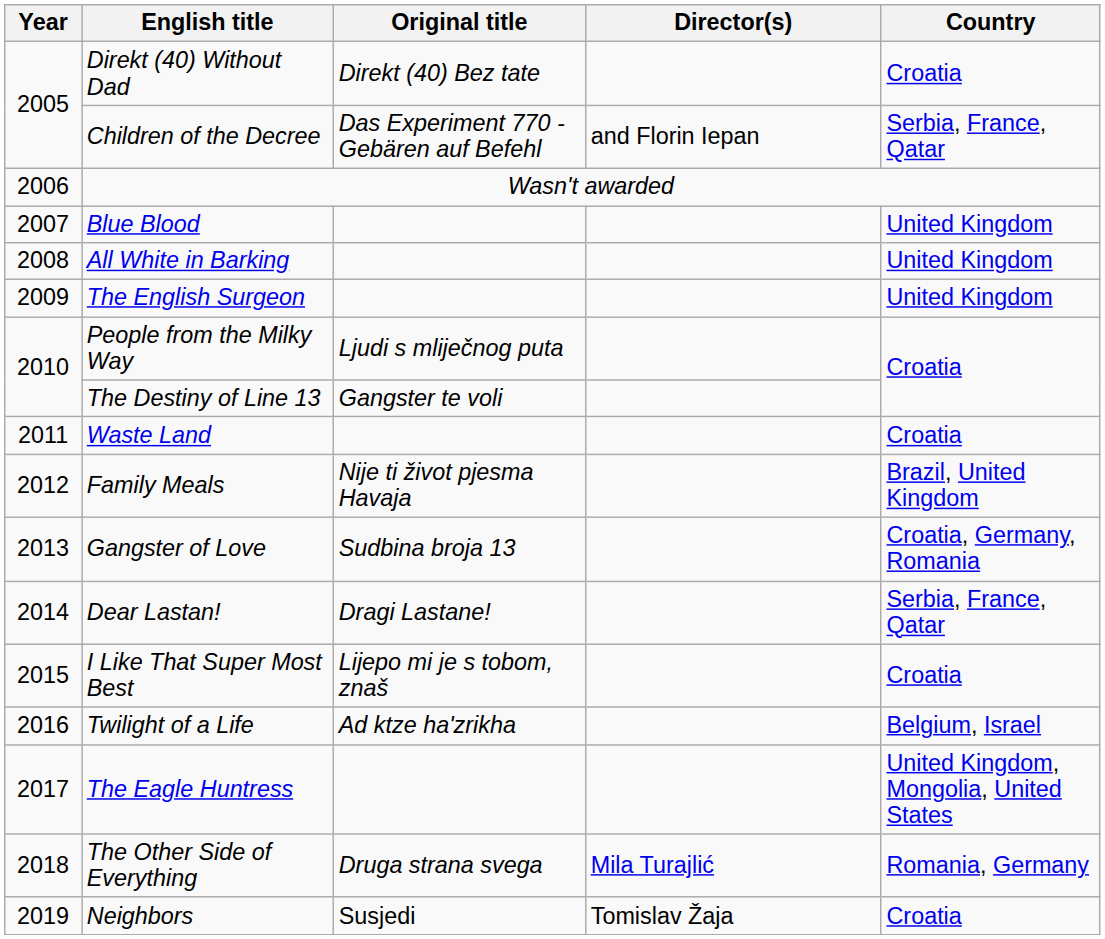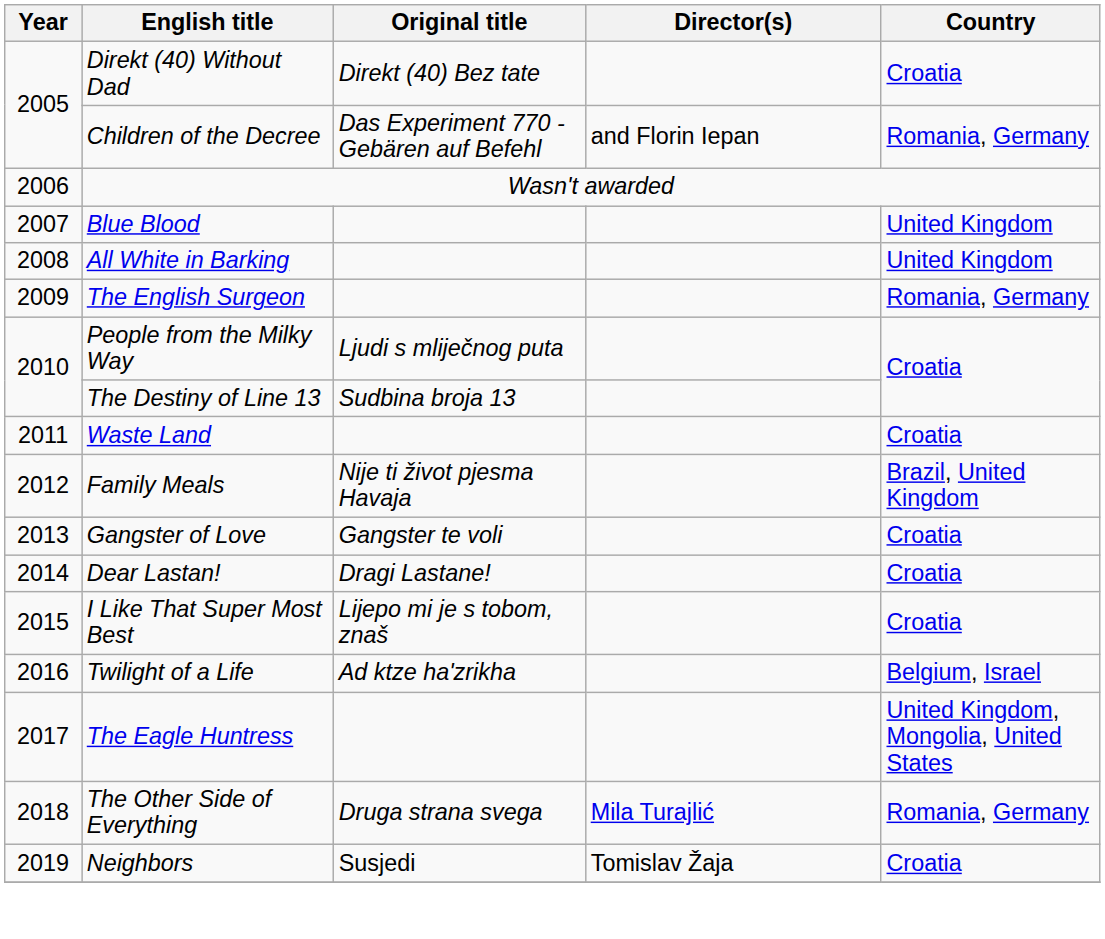(966, 136) Serbia, France, Qatar -> (988, 136) Romania, Germany
(970, 297) United Kingdom -> (988, 297) Romania, Germany
(421, 398) Gangster te voli -> (427, 398) Sudbina broja 13
(427, 548) Sudbina broja 13 -> (421, 535) Gangster te voli
(981, 548) Croatia, Germany, Romania -> (924, 535) Croatia
(966, 612) Serbia, France, Qatar -> (924, 572) Croatia
